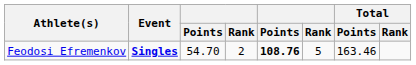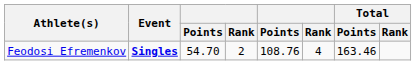(280, 50) bold -> (280, 50) normal
(318, 50) 5 -> (318, 50) 4
